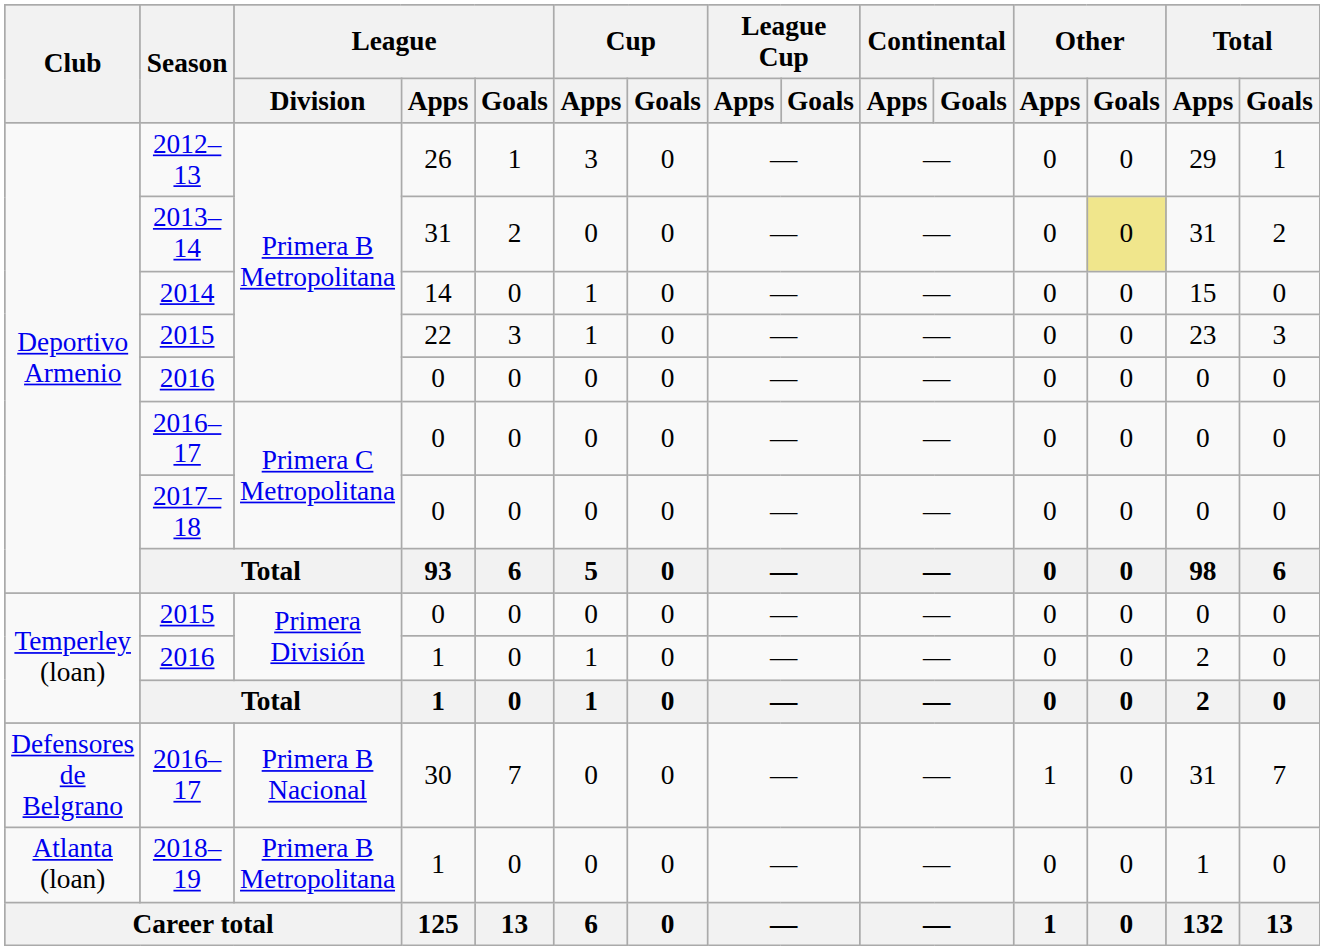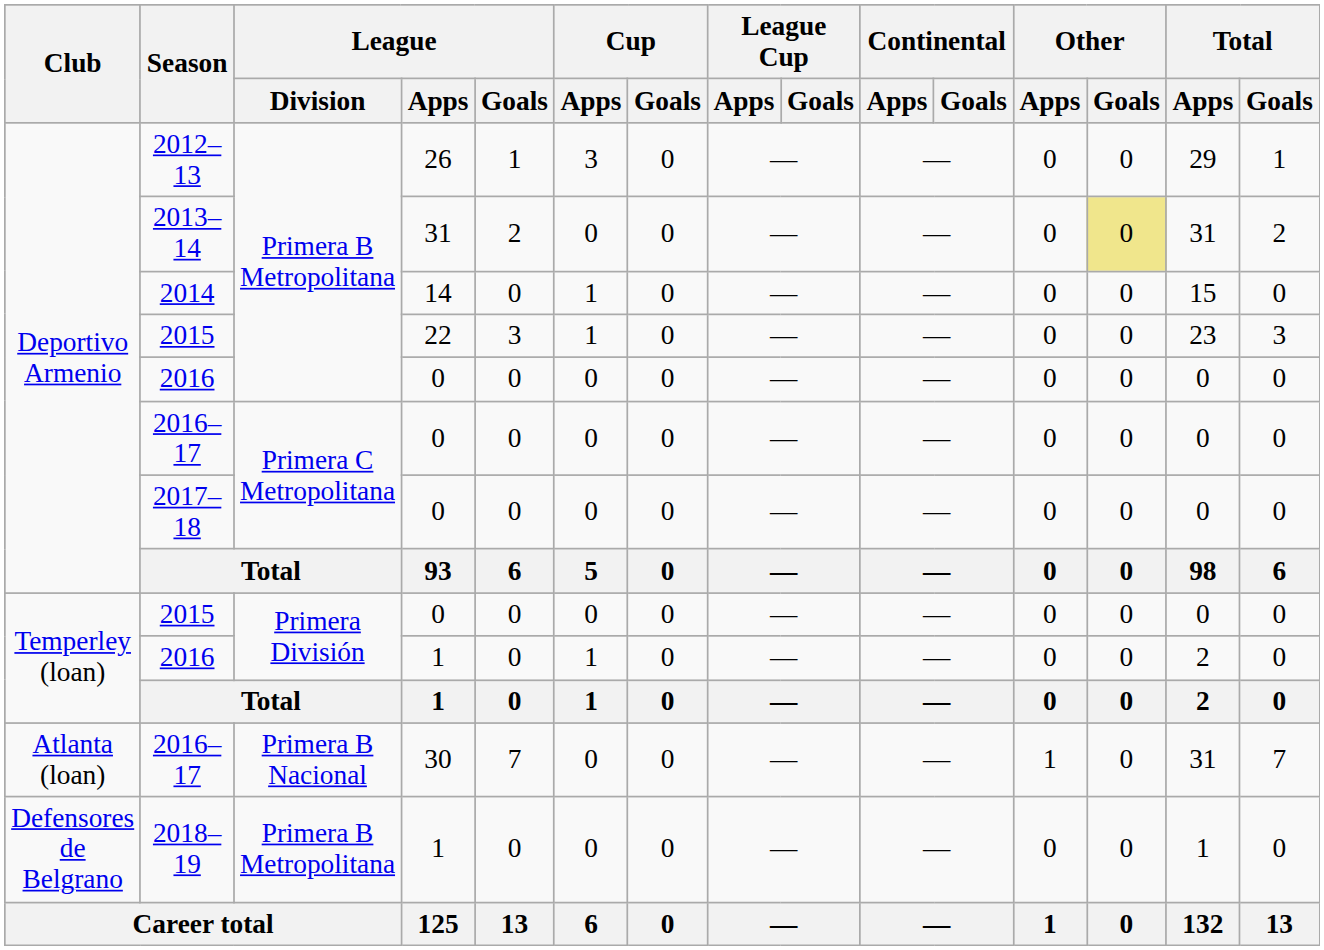(73, 774) Defensores de Belgrano -> (73, 759) Atlanta (loan)
(73, 864) Atlanta (loan) -> (73, 849) Defensores de Belgrano
